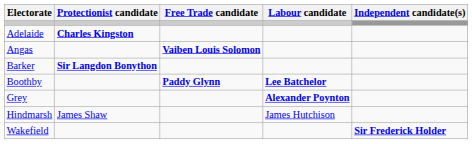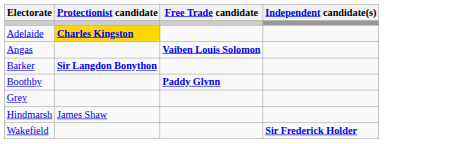- column: (307, 12)
(95, 33) no background -> (95, 33) gold background
